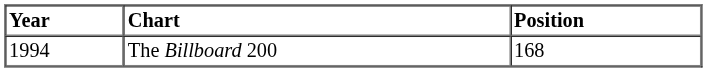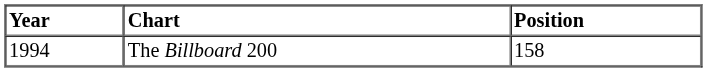(529, 50) 168 -> (529, 50) 158
